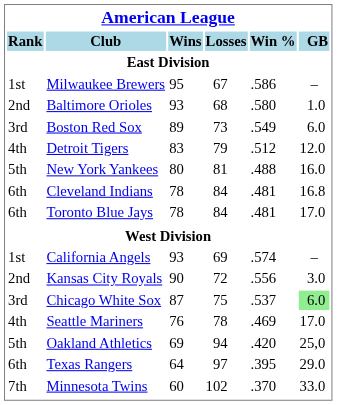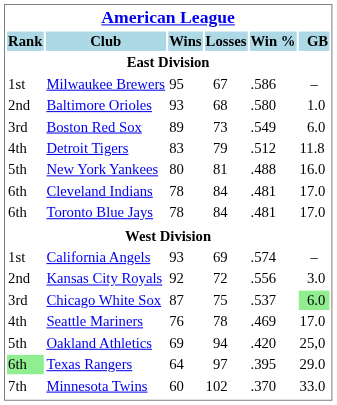(312, 148) 12.0 -> (312, 148) 11.8
(312, 191) 16.8 -> (312, 191) 17.0
(176, 278) 90 -> (176, 278) 92
(17, 364) no background -> (17, 364) lightgreen background
